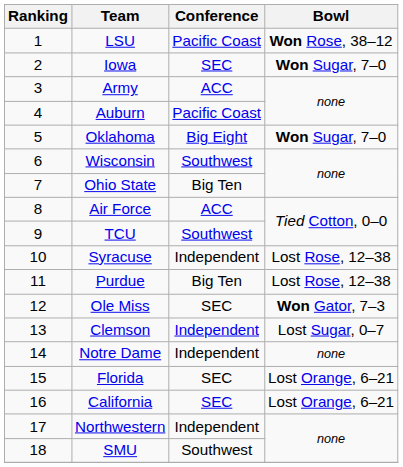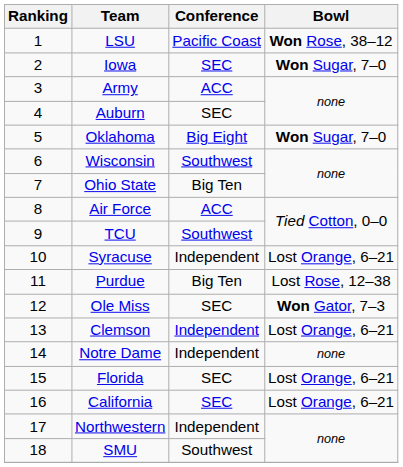(217, 112) Pacific Coast -> (217, 112) SEC
(331, 257) Lost Rose, 12–38 -> (331, 257) Lost Orange, 6–21
(331, 329) Lost Sugar, 0–7 -> (331, 329) Lost Orange, 6–21
